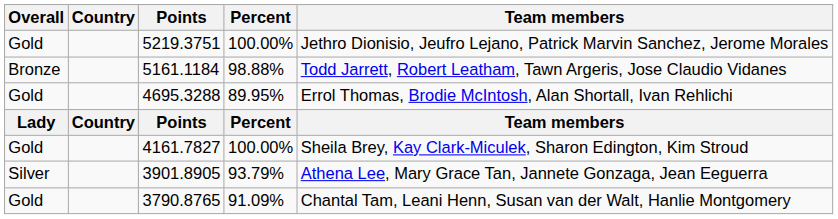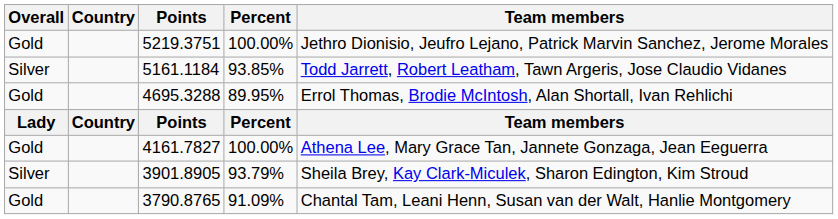(34, 69) Bronze -> (29, 69) Silver
(256, 69) 98.88% -> (256, 69) 93.85%
(525, 148) Sheila Brey, Kay Clark-Miculek, Sharon Edington, Kim Stroud -> (534, 148) Athena Lee, Mary Grace Tan, Jannete Gonzaga, Jean Eeguerra
(534, 174) Athena Lee, Mary Grace Tan, Jannete Gonzaga, Jean Eeguerra -> (525, 174) Sheila Brey, Kay Clark-Miculek, Sharon Edington, Kim Stroud
